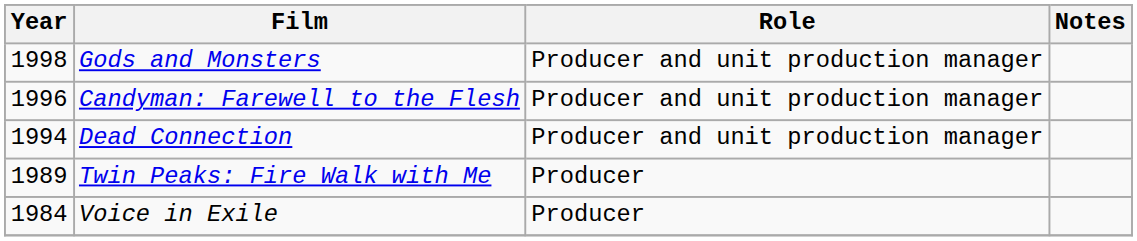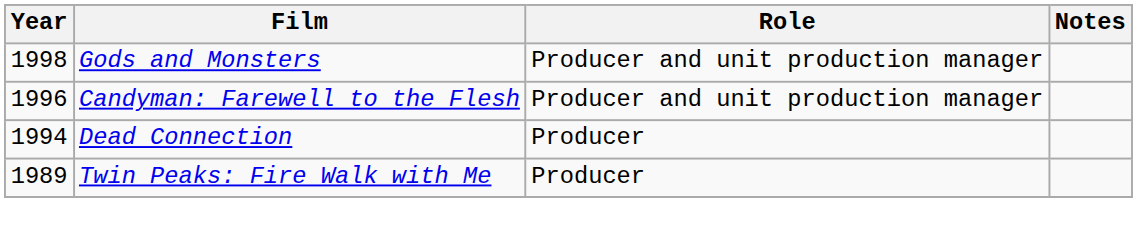(787, 139) Producer and unit production manager -> (588, 139) Producer
- row: (179, 216)
